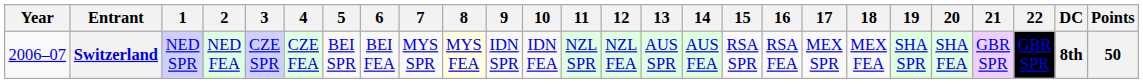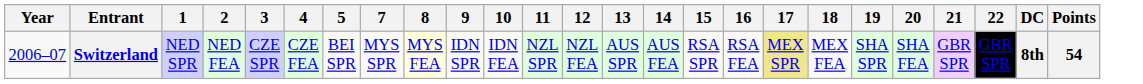- column: (379, 17)
(824, 54) no background -> (785, 54) khaki background
(1113, 54) 50 -> (1074, 54) 54
